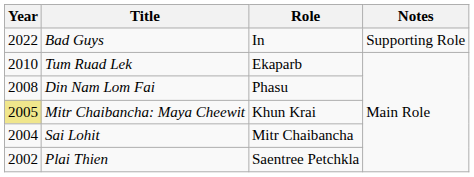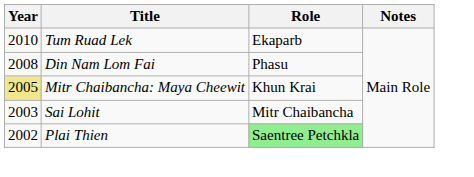- row: (74, 40)
(23, 135) 2004 -> (23, 111) 2003
(306, 159) no background -> (306, 135) lightgreen background
